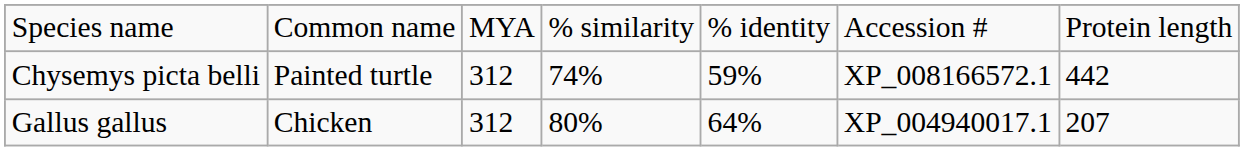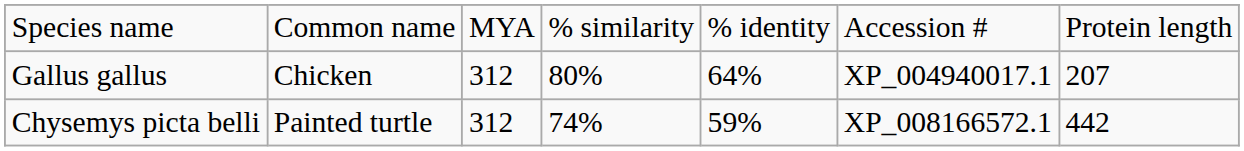rows swapped: (89, 121) <-> (136, 74)
